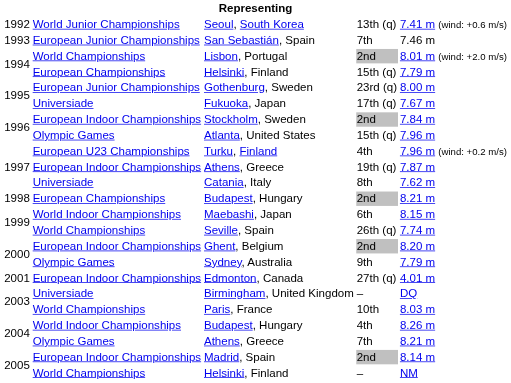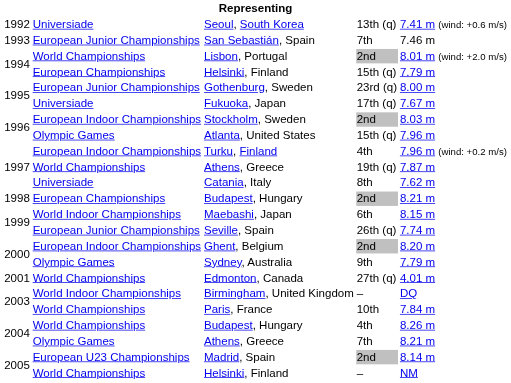(106, 24) World Junior Championships -> (63, 24) Universiade
(418, 119) 7.84 m -> (418, 119) 8.03 m
(111, 151) European U23 Championships -> (117, 151) European Indoor Championships
(117, 167) European Indoor Championships -> (89, 167) World Championships
(89, 230) World Championships -> (116, 230) European Junior Championships
(117, 278) European Indoor Championships -> (89, 278) World Championships
(63, 293) Universiade -> (107, 293) World Indoor Championships
(418, 309) 8.03 m -> (418, 309) 7.84 m
(107, 325) World Indoor Championships -> (89, 325) World Championships
(117, 357) European Indoor Championships -> (111, 357) European U23 Championships
